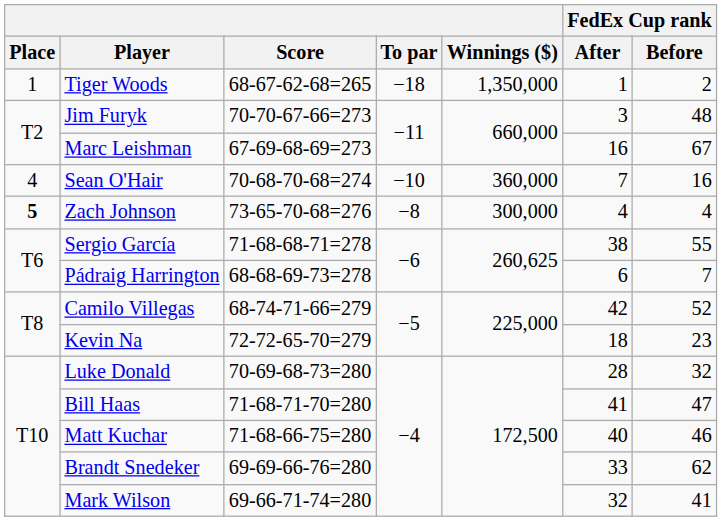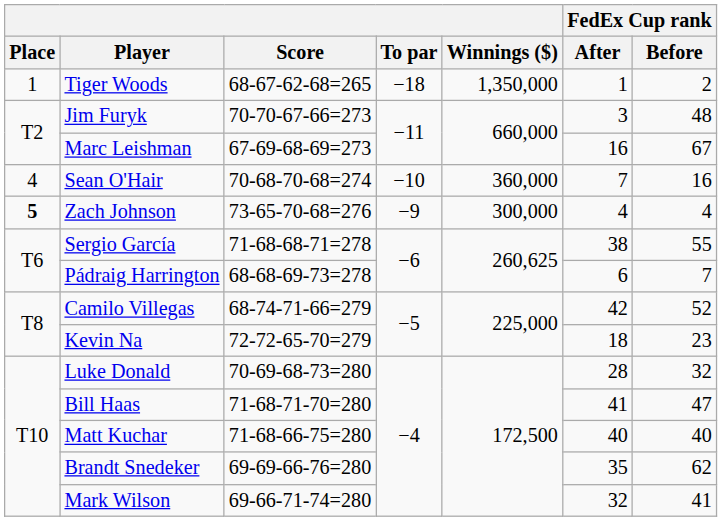(409, 212) −8 -> (409, 212) −9
(702, 436) 46 -> (702, 436) 40
(618, 468) 33 -> (618, 468) 35
